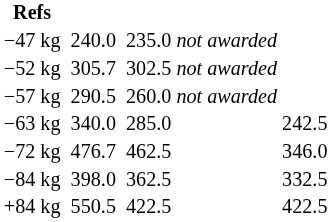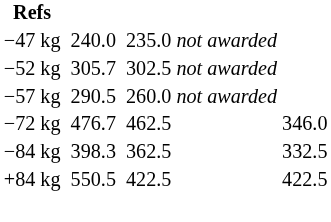- row: (32, 123)
(93, 179) 398.0 -> (93, 151) 398.3
